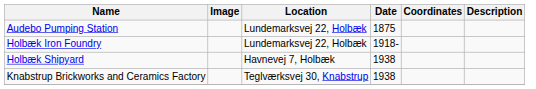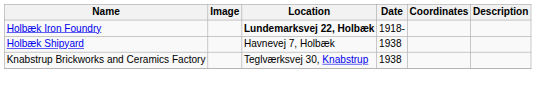- row: (62, 28)
(305, 44) normal -> (309, 28) bold
